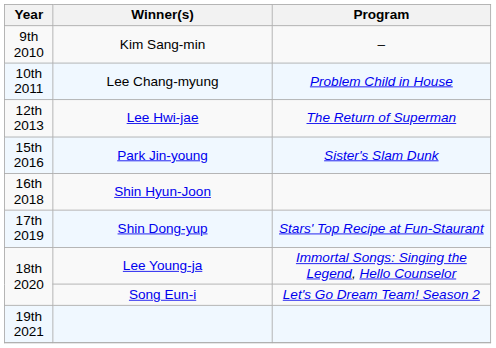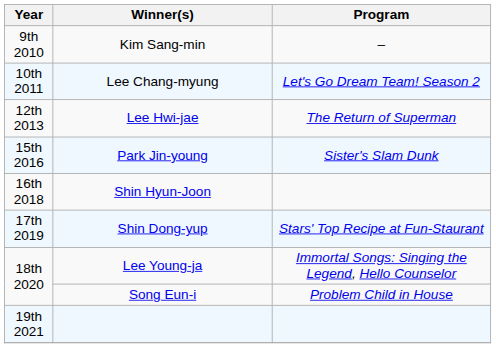(381, 81) Problem Child in House -> (381, 81) Let's Go Dream Team! Season 2
(381, 294) Let's Go Dream Team! Season 2 -> (381, 294) Problem Child in House
